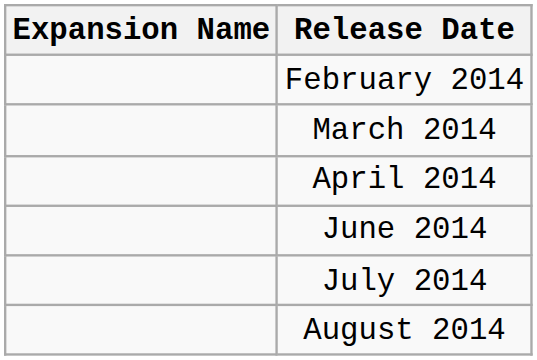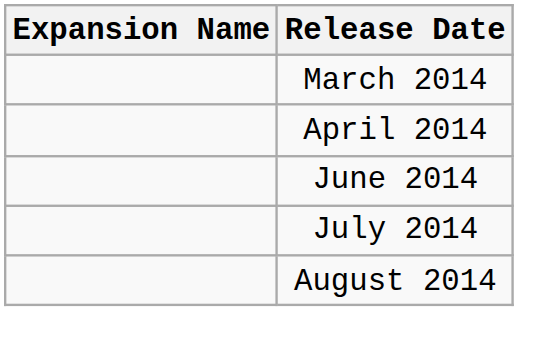- row: (405, 80)
